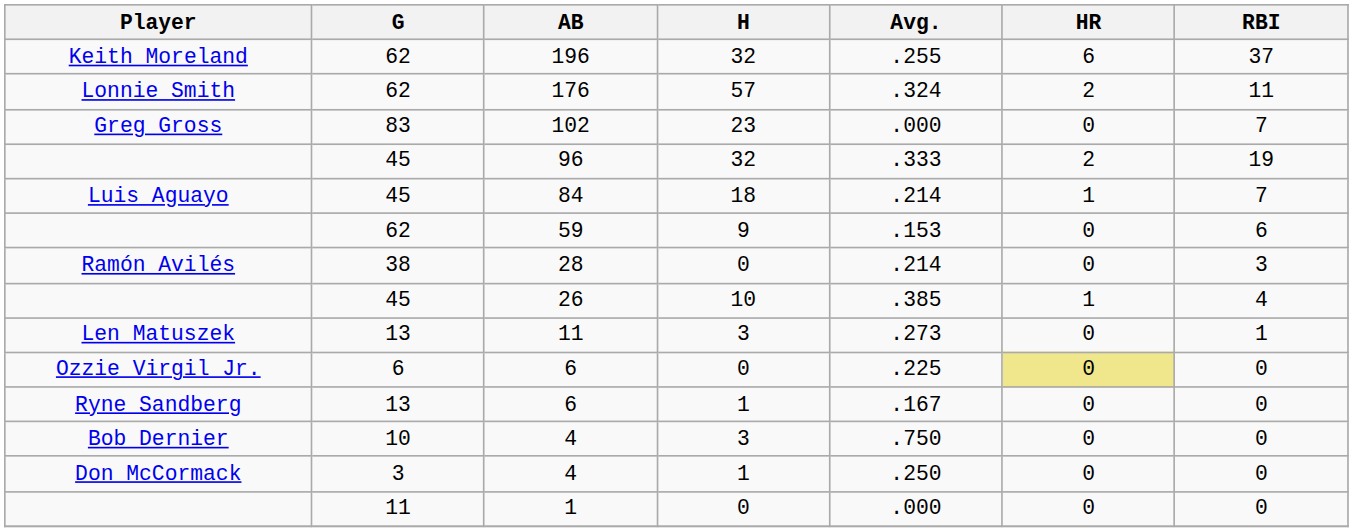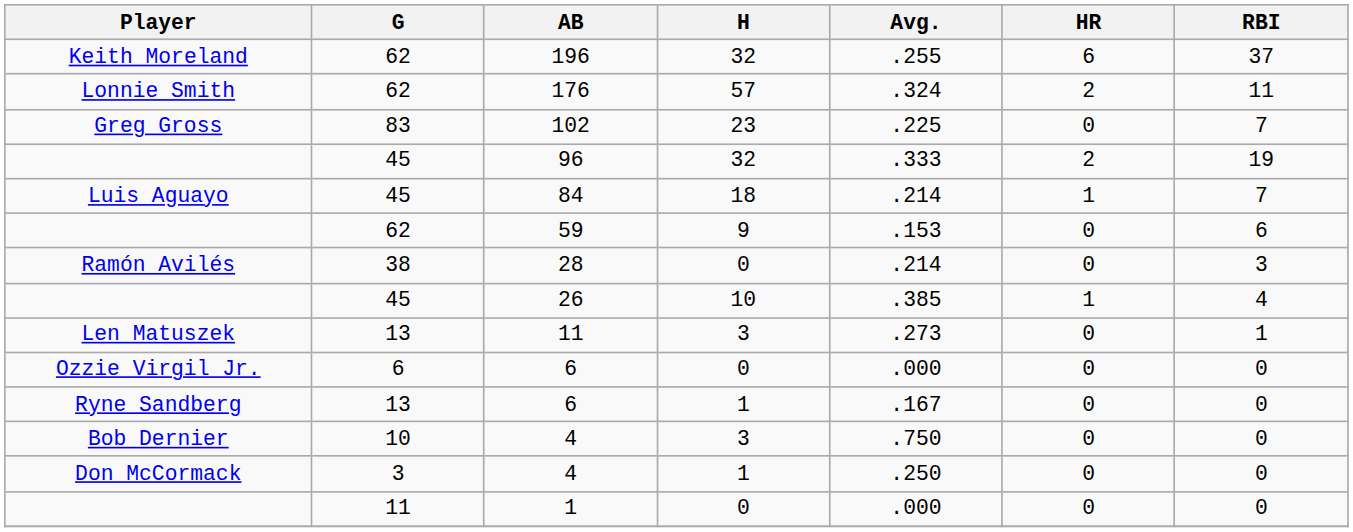(916, 126) .000 -> (916, 126) .225
(916, 370) .225 -> (916, 370) .000
(1089, 370) khaki background -> (1089, 370) no background
